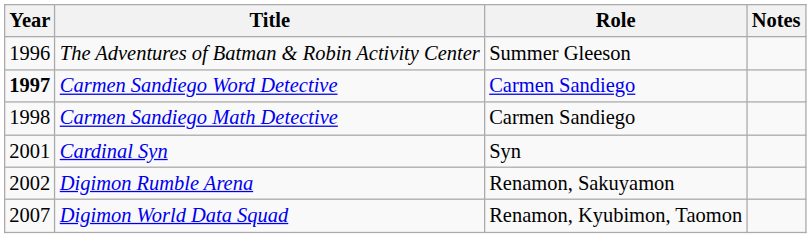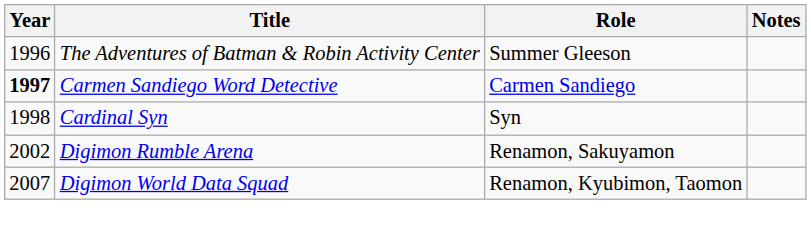- row: (199, 118)
(30, 150) 2001 -> (30, 118) 1998
